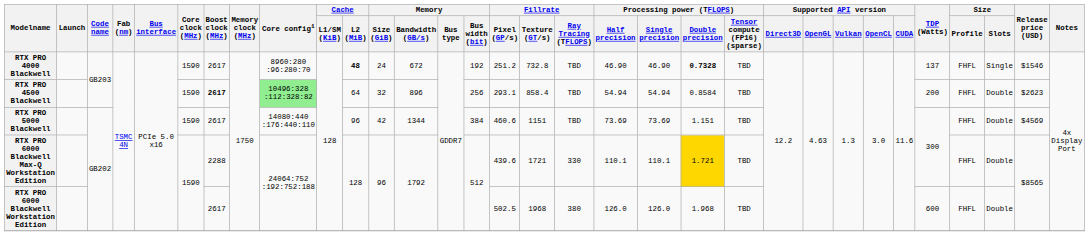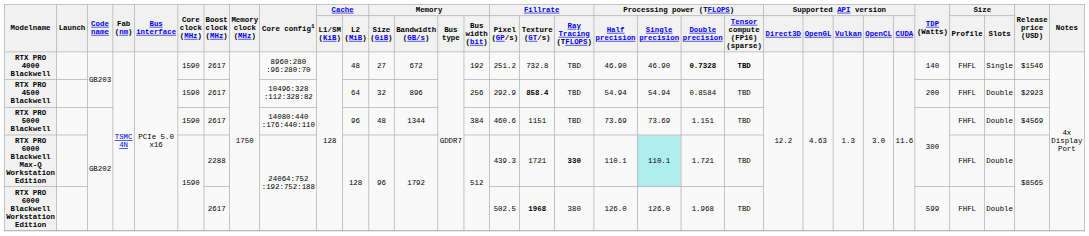(356, 66) bold -> (356, 66) normal
(381, 66) 24 -> (381, 66) 27
(744, 66) normal -> (744, 66) bold
(932, 66) 137 -> (932, 66) 140
(217, 93) bold -> (217, 93) normal
(288, 93) lightgreen background -> (288, 93) no background
(505, 93) 293.1 -> (505, 93) 292.9
(537, 93) normal -> (537, 93) bold
(1032, 93) $2623 -> (1032, 93) $2923
(381, 121) 42 -> (381, 121) 48
(505, 161) 439.6 -> (505, 161) 439.3
(574, 161) normal -> (574, 161) bold
(659, 161) no background -> (659, 161) paleturquoise background
(703, 161) gold background -> (703, 161) no background
(537, 209) normal -> (537, 209) bold
(932, 209) 600 -> (932, 209) 599
